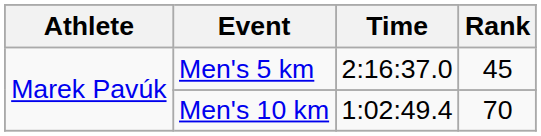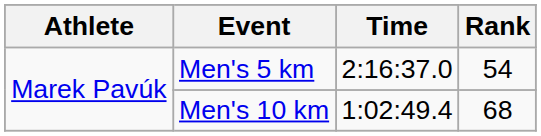(498, 68) 45 -> (498, 68) 54
(498, 111) 70 -> (498, 111) 68
